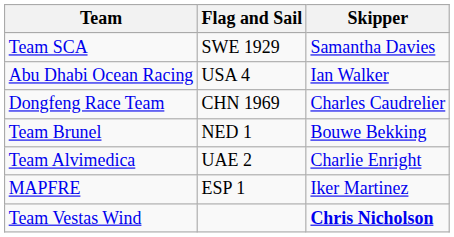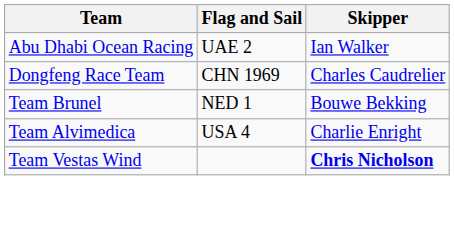- row: (48, 47)
(226, 75) USA 4 -> (227, 47) UAE 2
(227, 160) UAE 2 -> (226, 132) USA 4
- row: (45, 189)
